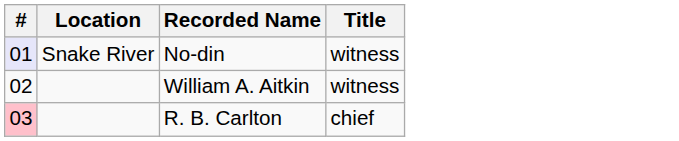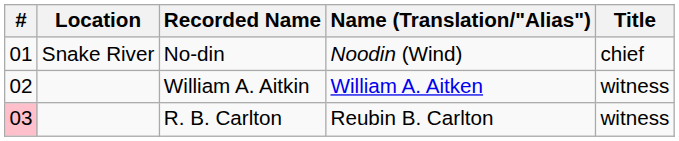+ column: (461, 20)
(21, 53) lavender background -> (21, 53) no background
(365, 53) witness -> (622, 53) chief
(352, 119) chief -> (635, 119) witness
